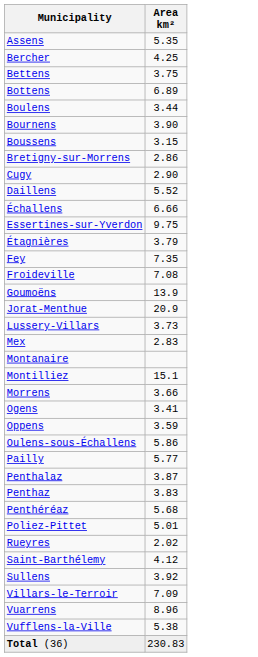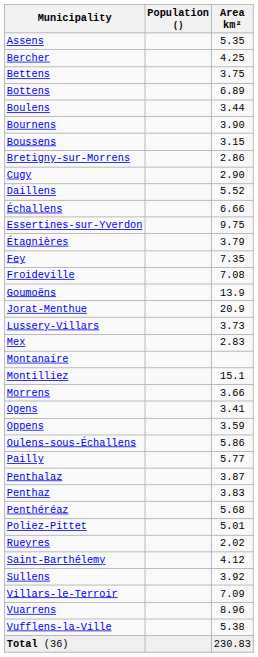+ column: (178, 18)
